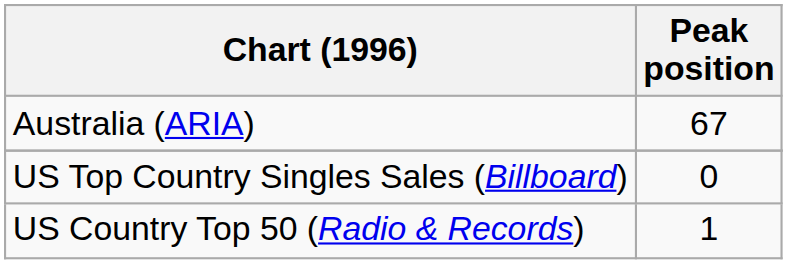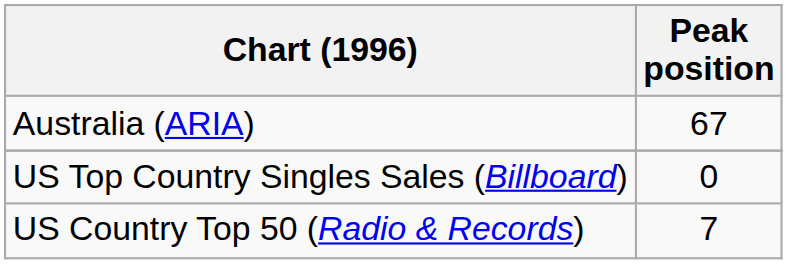(709, 229) 1 -> (709, 229) 7
